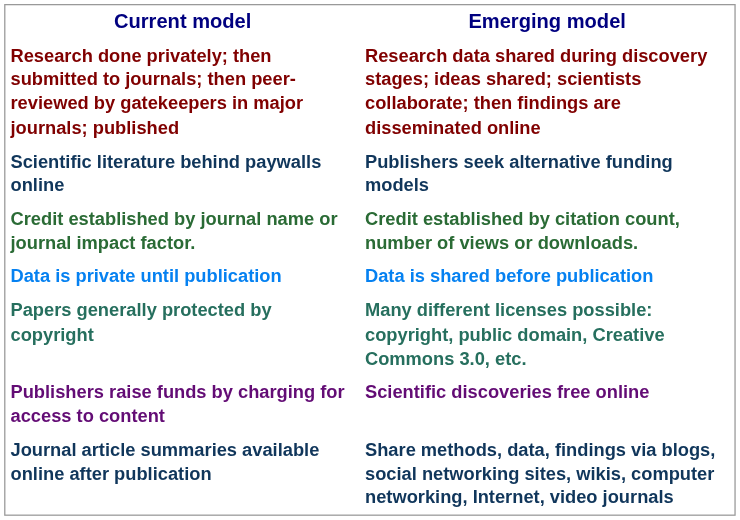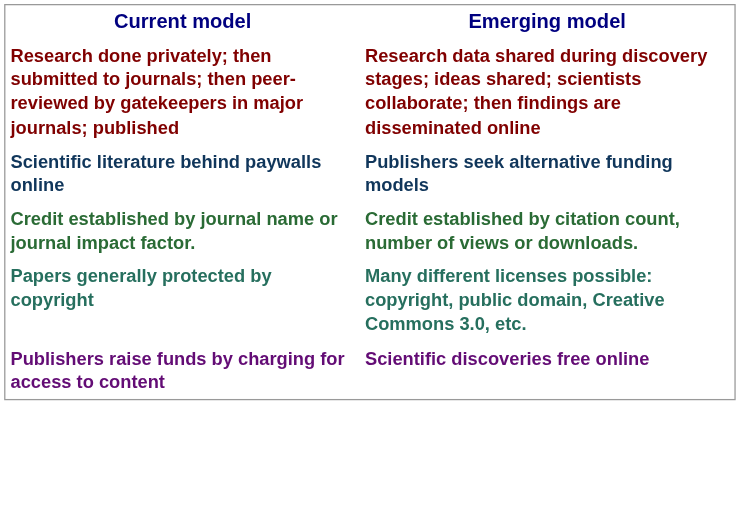- row: (146, 276)
- row: (165, 461)
